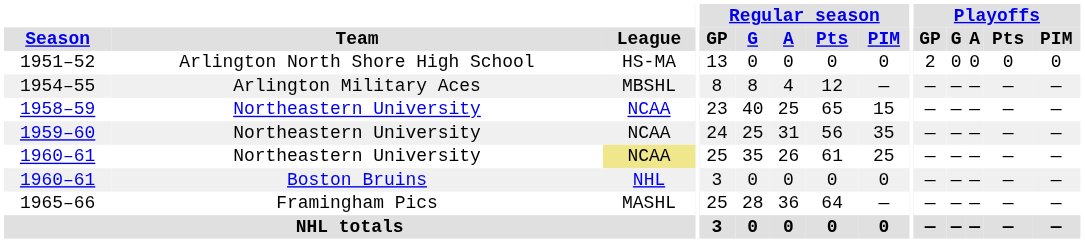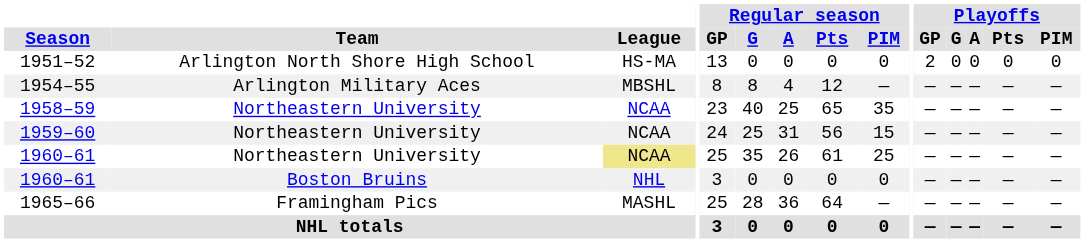(884, 110) 15 -> (884, 110) 35
(884, 133) 35 -> (884, 133) 15
